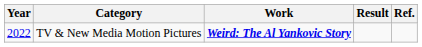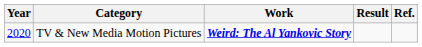(19, 32) 2022 -> (19, 32) 2020
